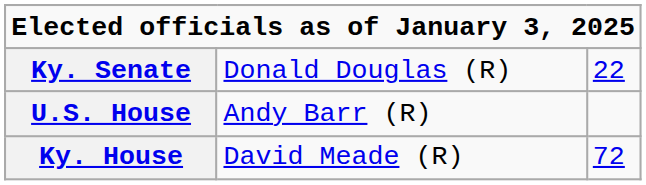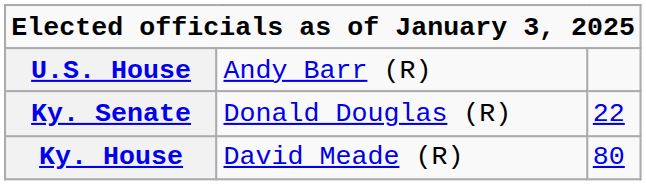rows swapped: (111, 114) <-> (111, 70)
(609, 157) 72 -> (609, 157) 80
